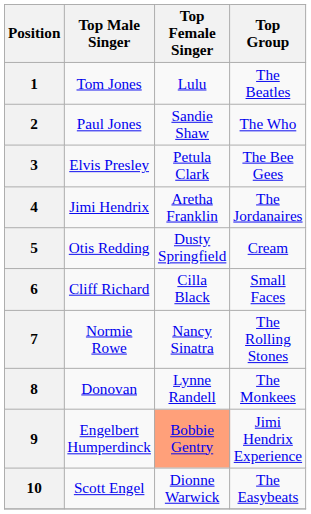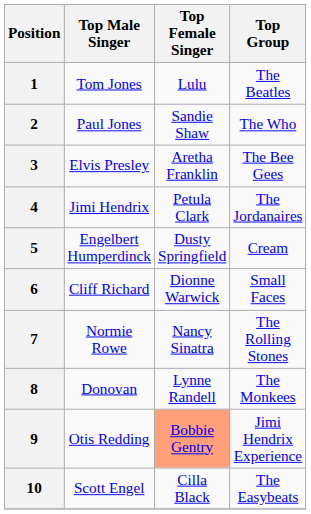(192, 165) Petula Clark -> (192, 165) Aretha Franklin
(192, 207) Aretha Franklin -> (192, 207) Petula Clark
(109, 248) Otis Redding -> (109, 248) Engelbert Humperdinck
(192, 289) Cilla Black -> (192, 289) Dionne Warwick
(109, 438) Engelbert Humperdinck -> (109, 438) Otis Redding
(192, 488) Dionne Warwick -> (192, 488) Cilla Black
